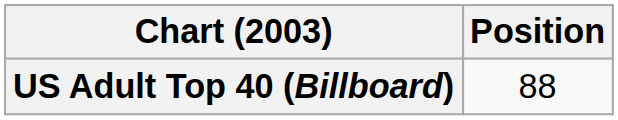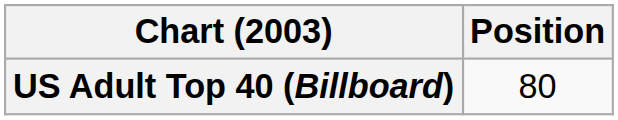(538, 85) 88 -> (538, 85) 80
